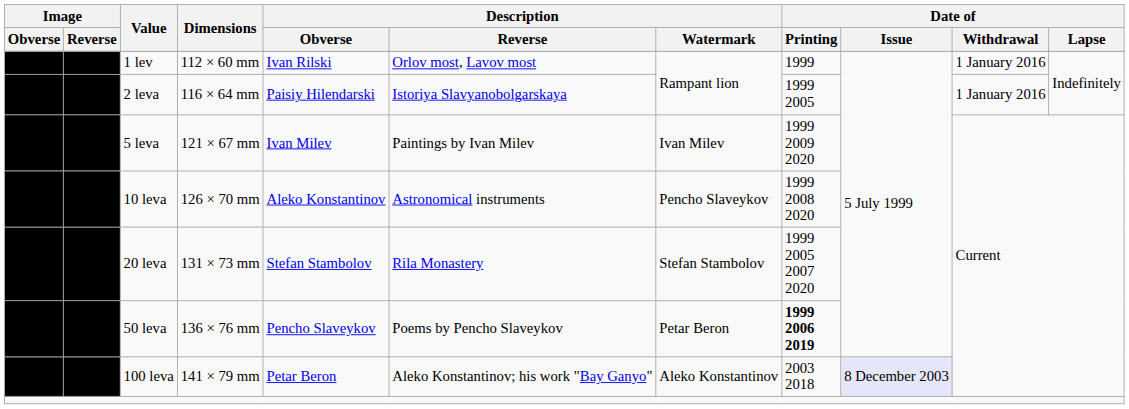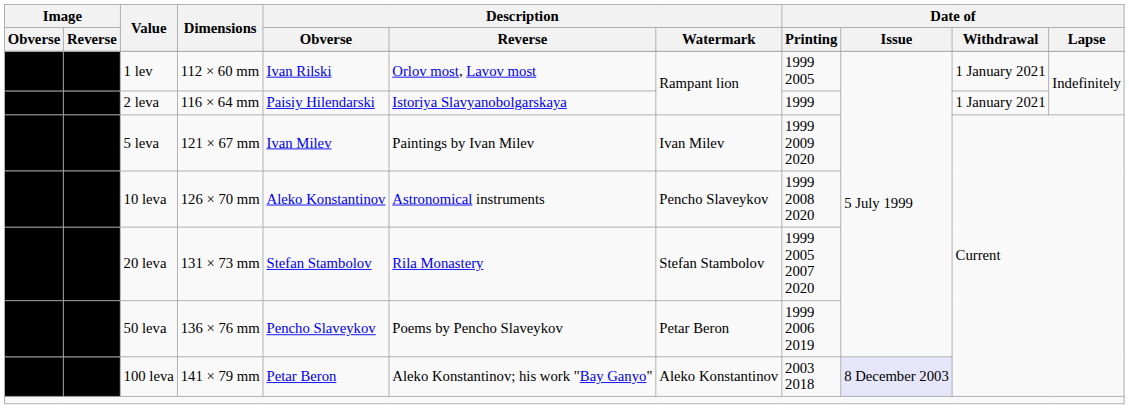(800, 62) 1999 -> (800, 71) 1999 2005
(1001, 62) 1 January 2016 -> (1001, 71) 1 January 2021
(800, 94) 1999 2005 -> (800, 102) 1999
(1001, 94) 1 January 2016 -> (1001, 102) 1 January 2021
(800, 328) bold -> (800, 328) normal
